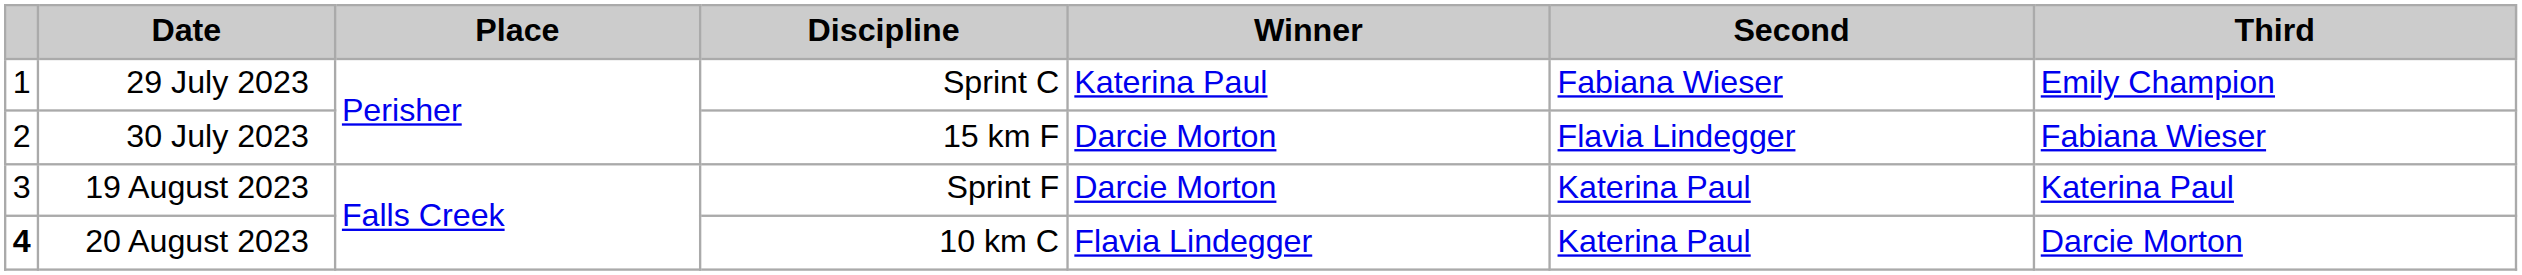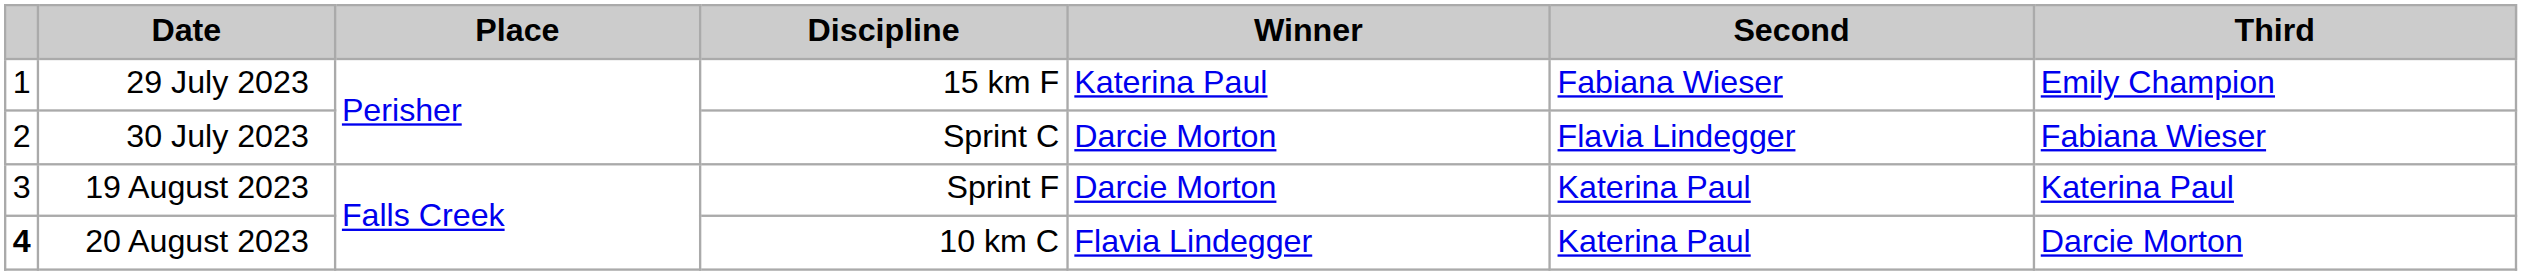(1001, 83) Sprint C -> (1001, 83) 15 km F
(1001, 135) 15 km F -> (1001, 135) Sprint C
